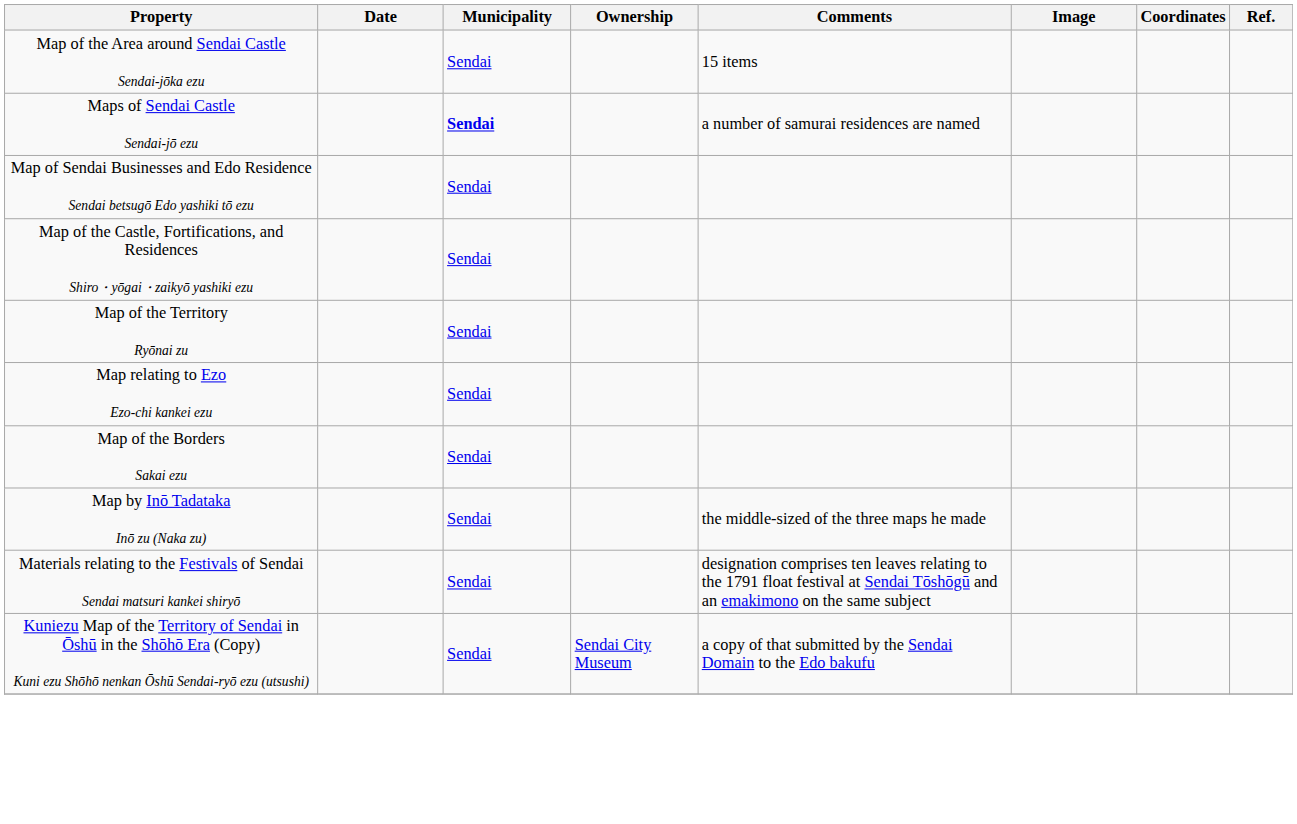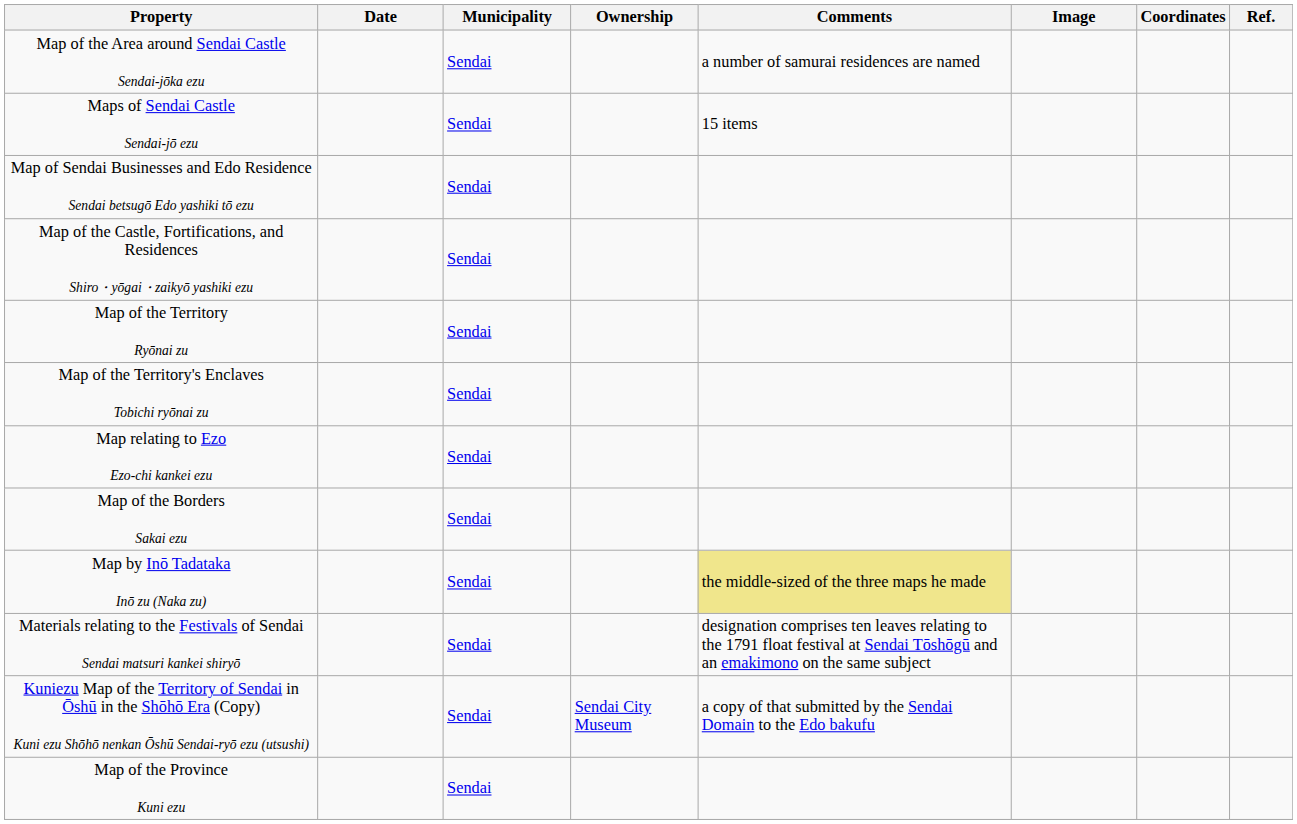(730, 61) 15 items -> (841, 61) a number of samurai residences are named
(471, 124) bold -> (469, 124) normal
(841, 124) a number of samurai residences are named -> (730, 124) 15 items
+ row: (161, 394)
(844, 519) no background -> (844, 581) khaki background
+ row: (161, 788)
